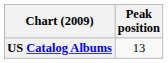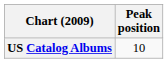(139, 48) 13 -> (139, 48) 10
